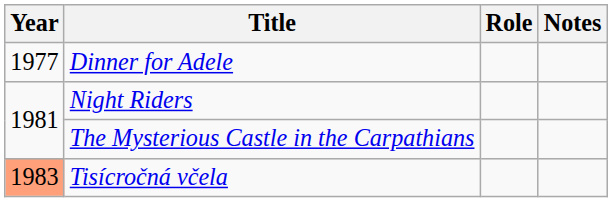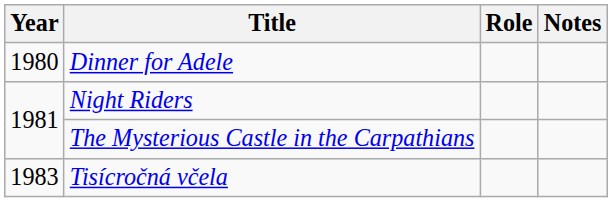(34, 61) 1977 -> (34, 61) 1980
(34, 176) lightsalmon background -> (34, 176) no background
